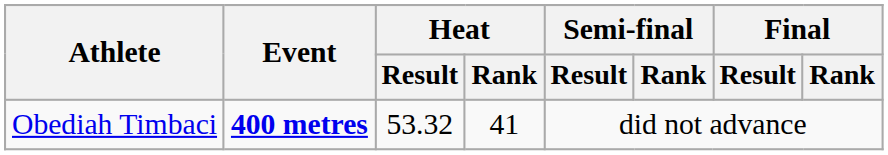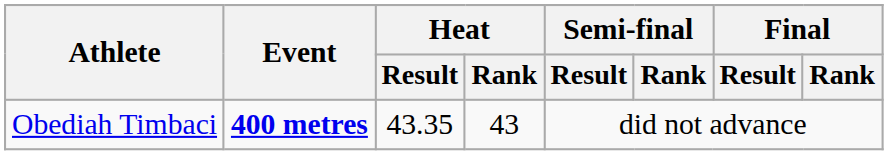(420, 124) 53.32 -> (420, 124) 43.35
(504, 124) 41 -> (504, 124) 43
